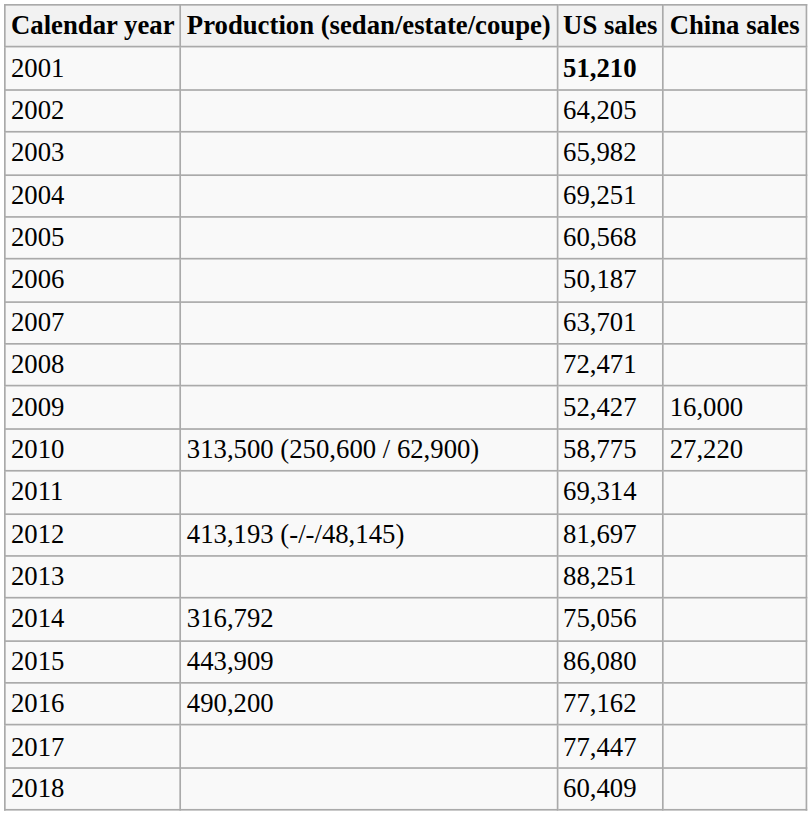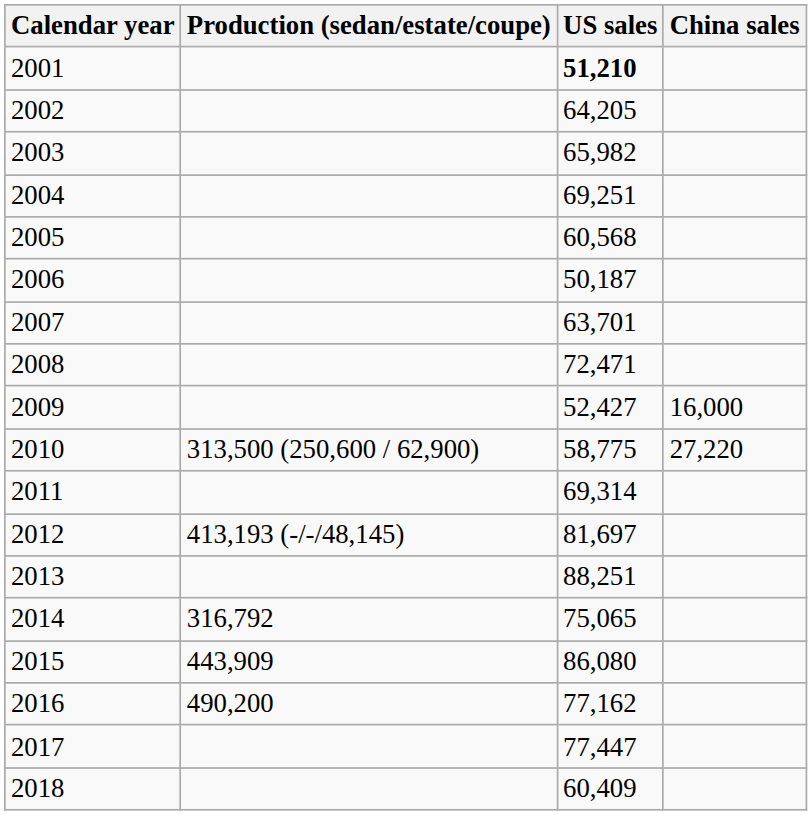(600, 618) 75,056 -> (600, 618) 75,065
